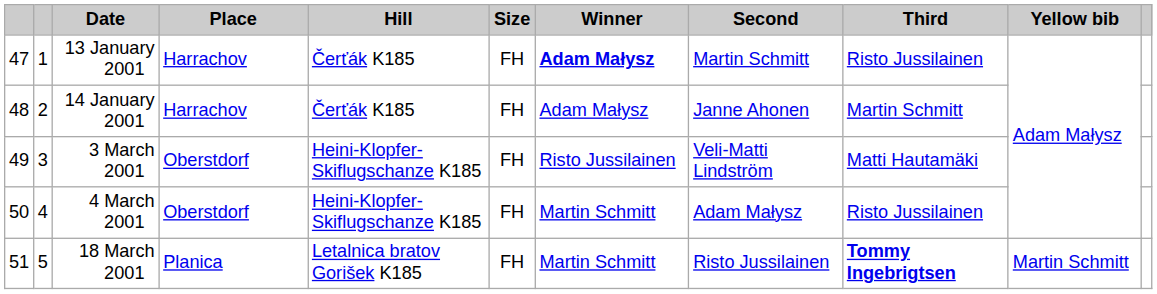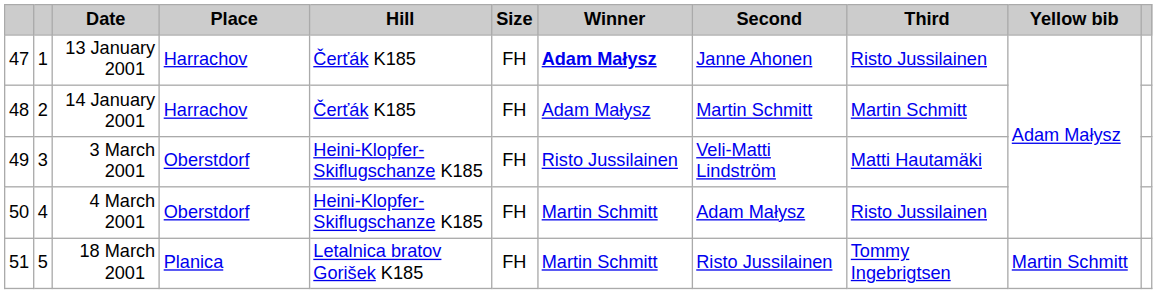(751, 59) Martin Schmitt -> (754, 59) Janne Ahonen
(751, 110) Janne Ahonen -> (754, 110) Martin Schmitt
(901, 262) bold -> (901, 262) normal
